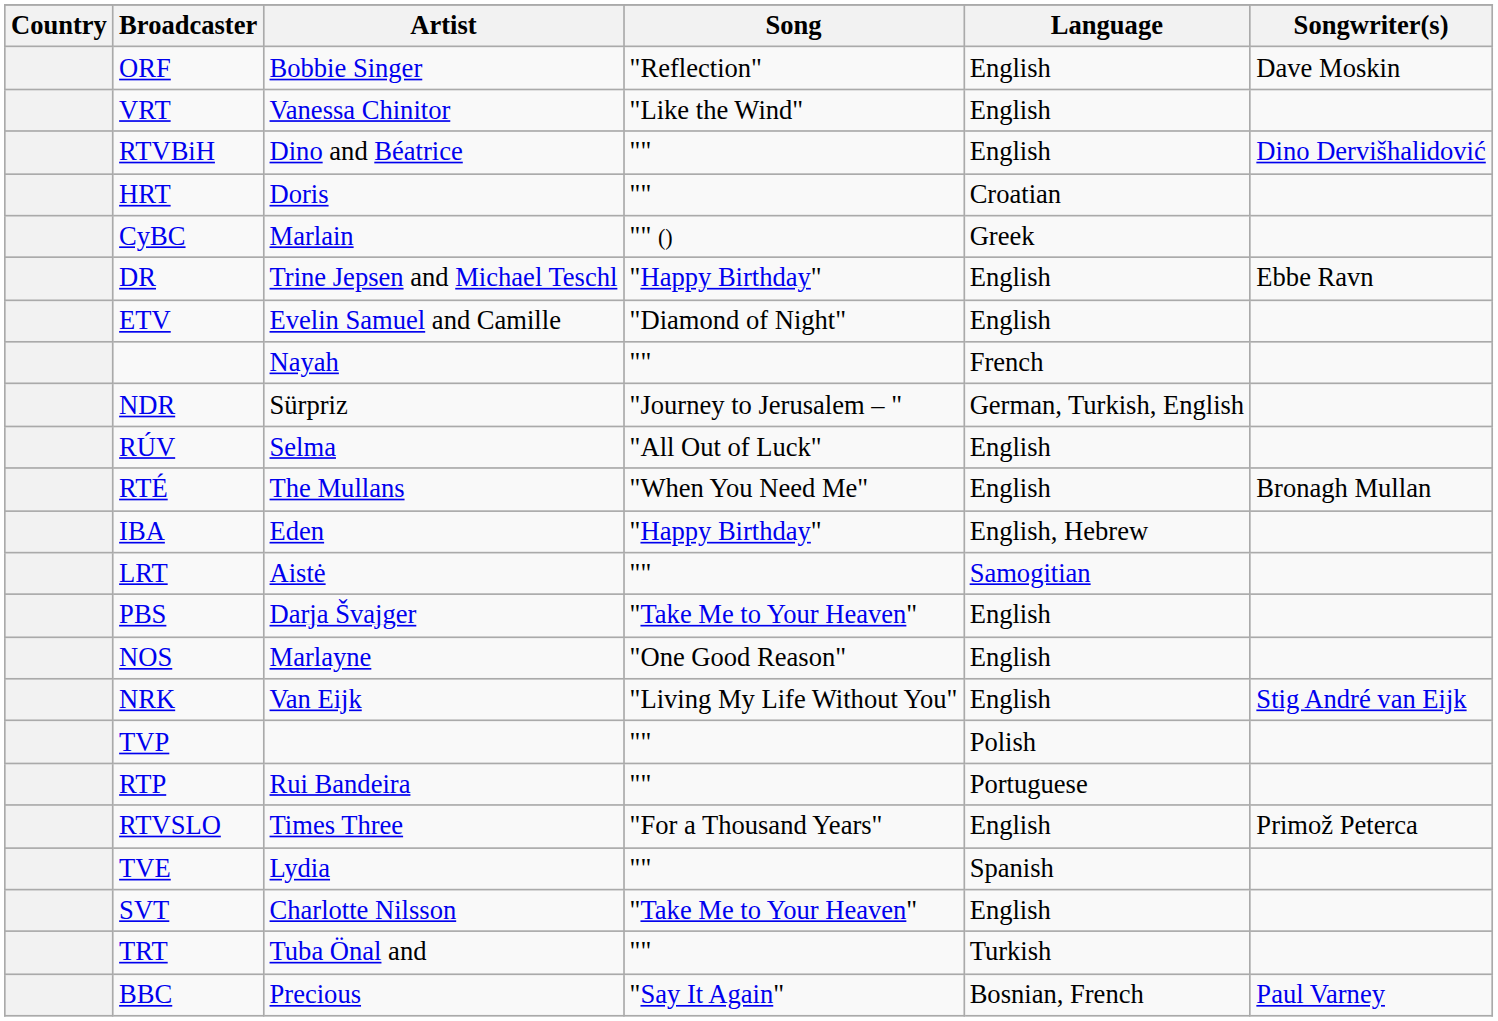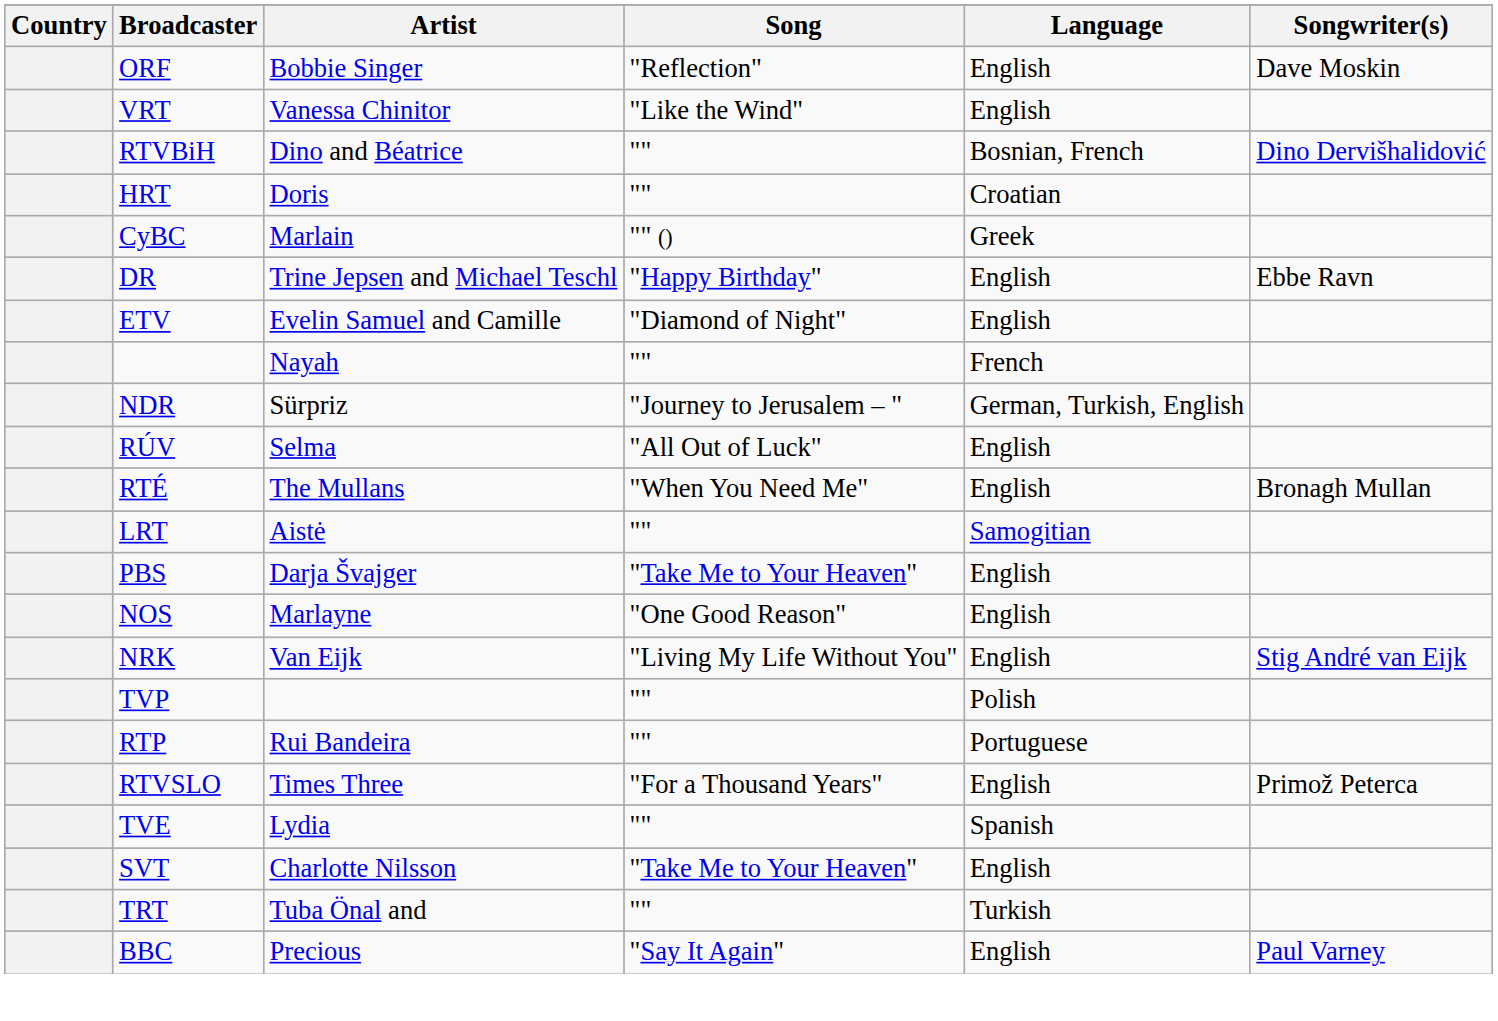(1010, 151) English -> (1057, 151) Bosnian, French
- row: (142, 531)
(1057, 994) Bosnian, French -> (1010, 952) English
